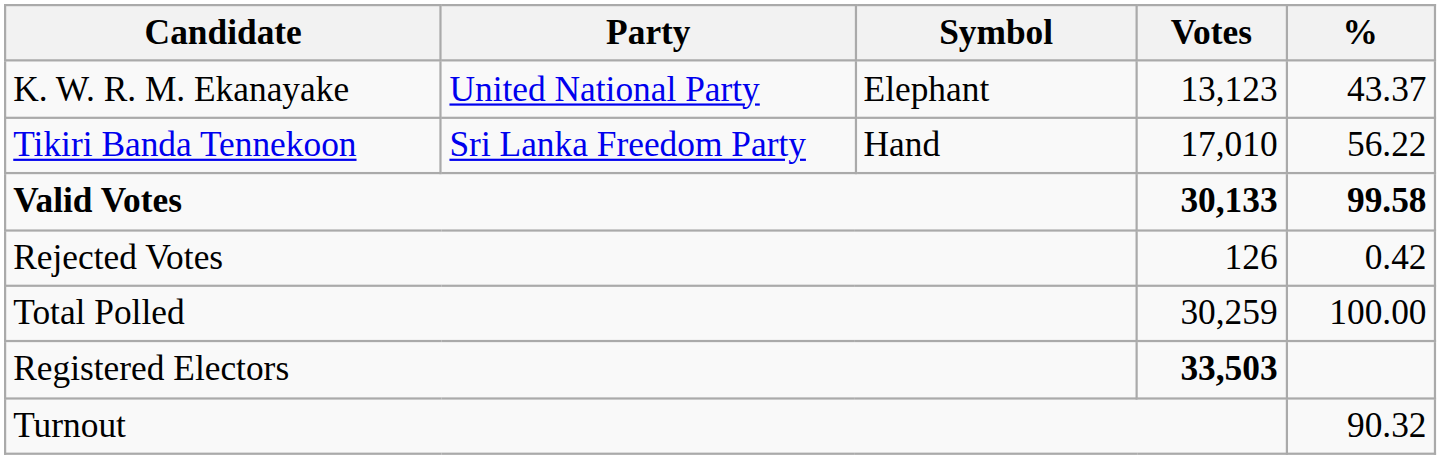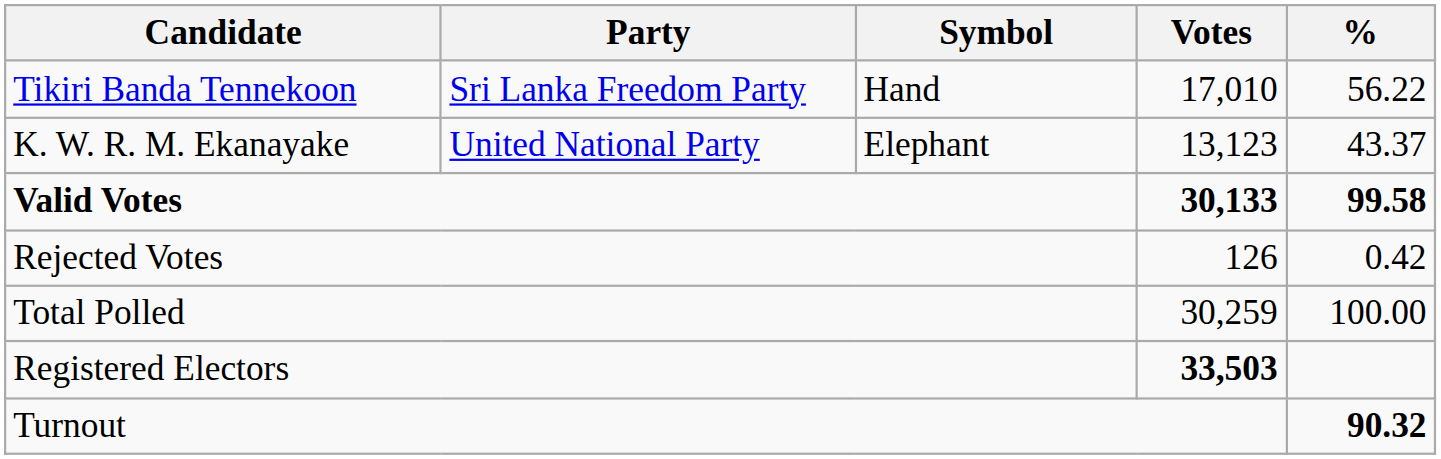rows swapped: (185, 144) <-> (181, 88)
(1387, 425) normal -> (1387, 425) bold
